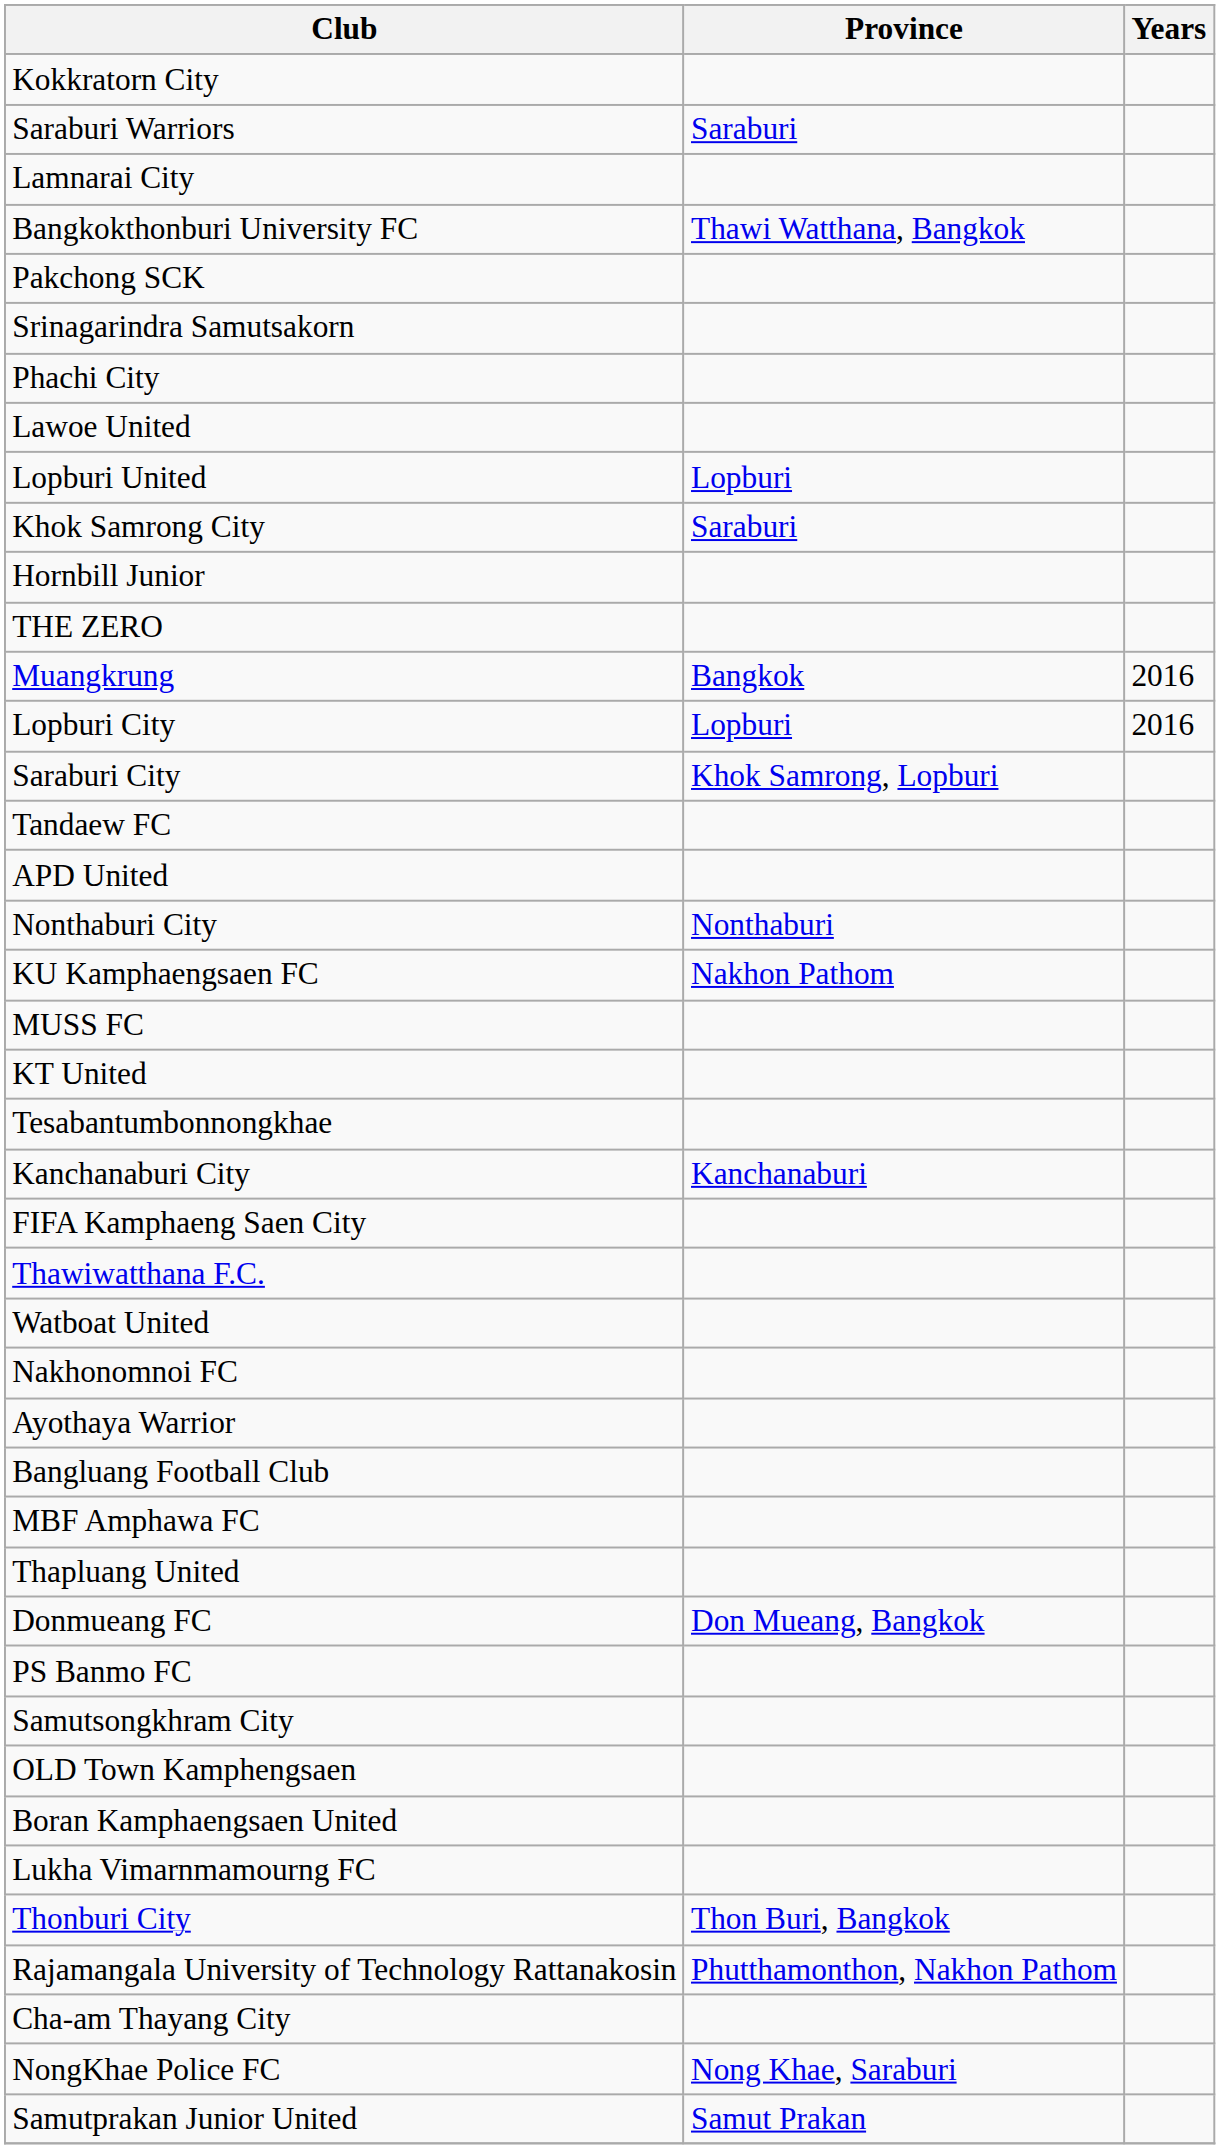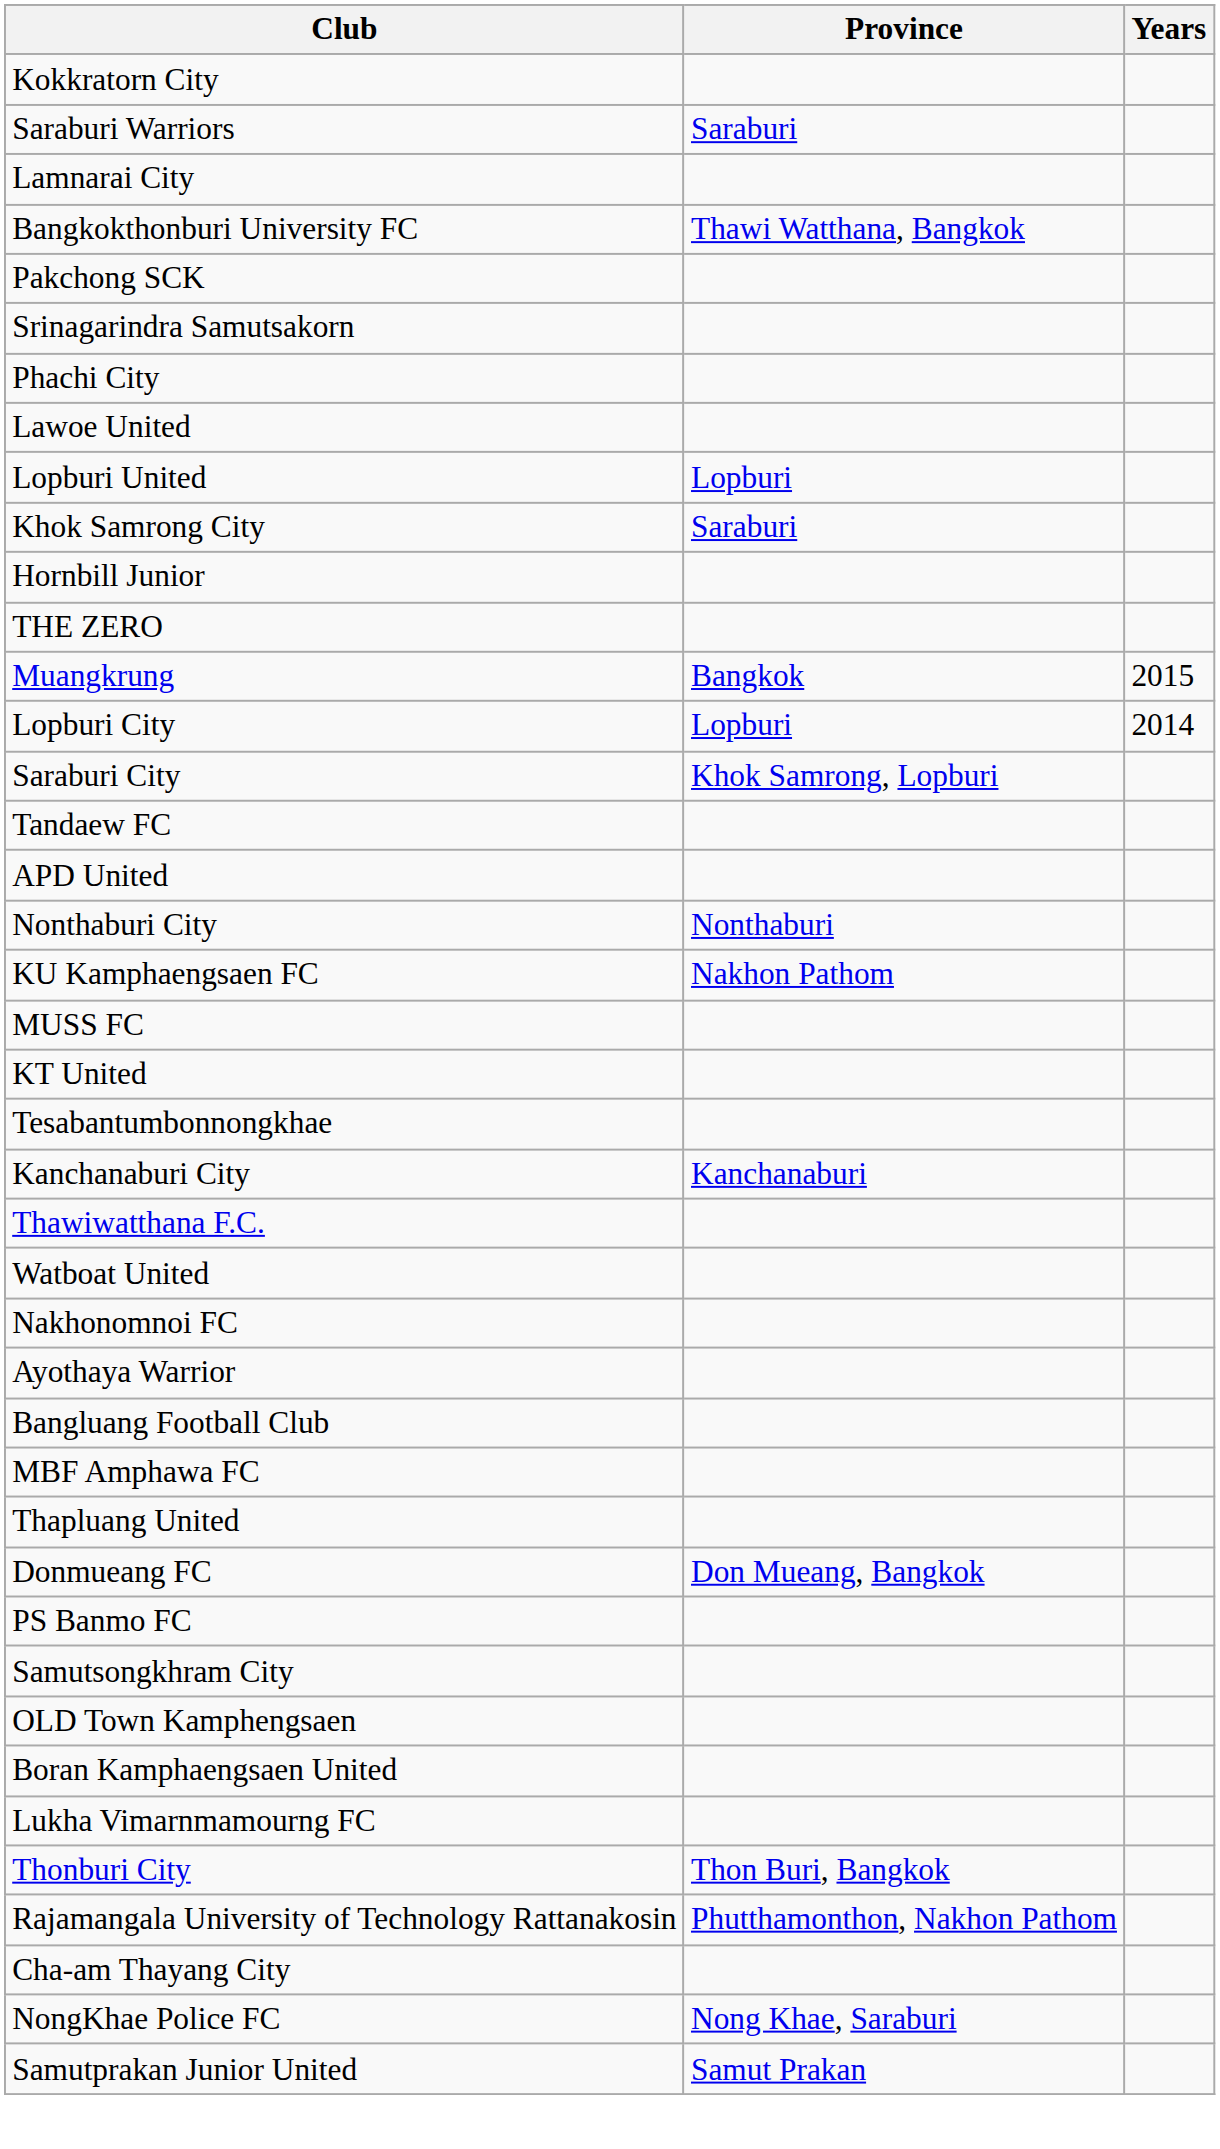(1163, 675) 2016 -> (1163, 675) 2015
(1163, 725) 2016 -> (1163, 725) 2014
- row: (189, 1223)
